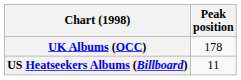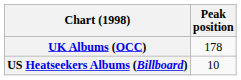(213, 65) 11 -> (213, 65) 10
